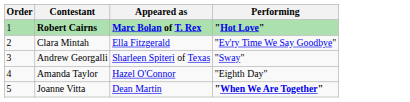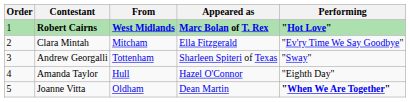+ column: (143, 12)
